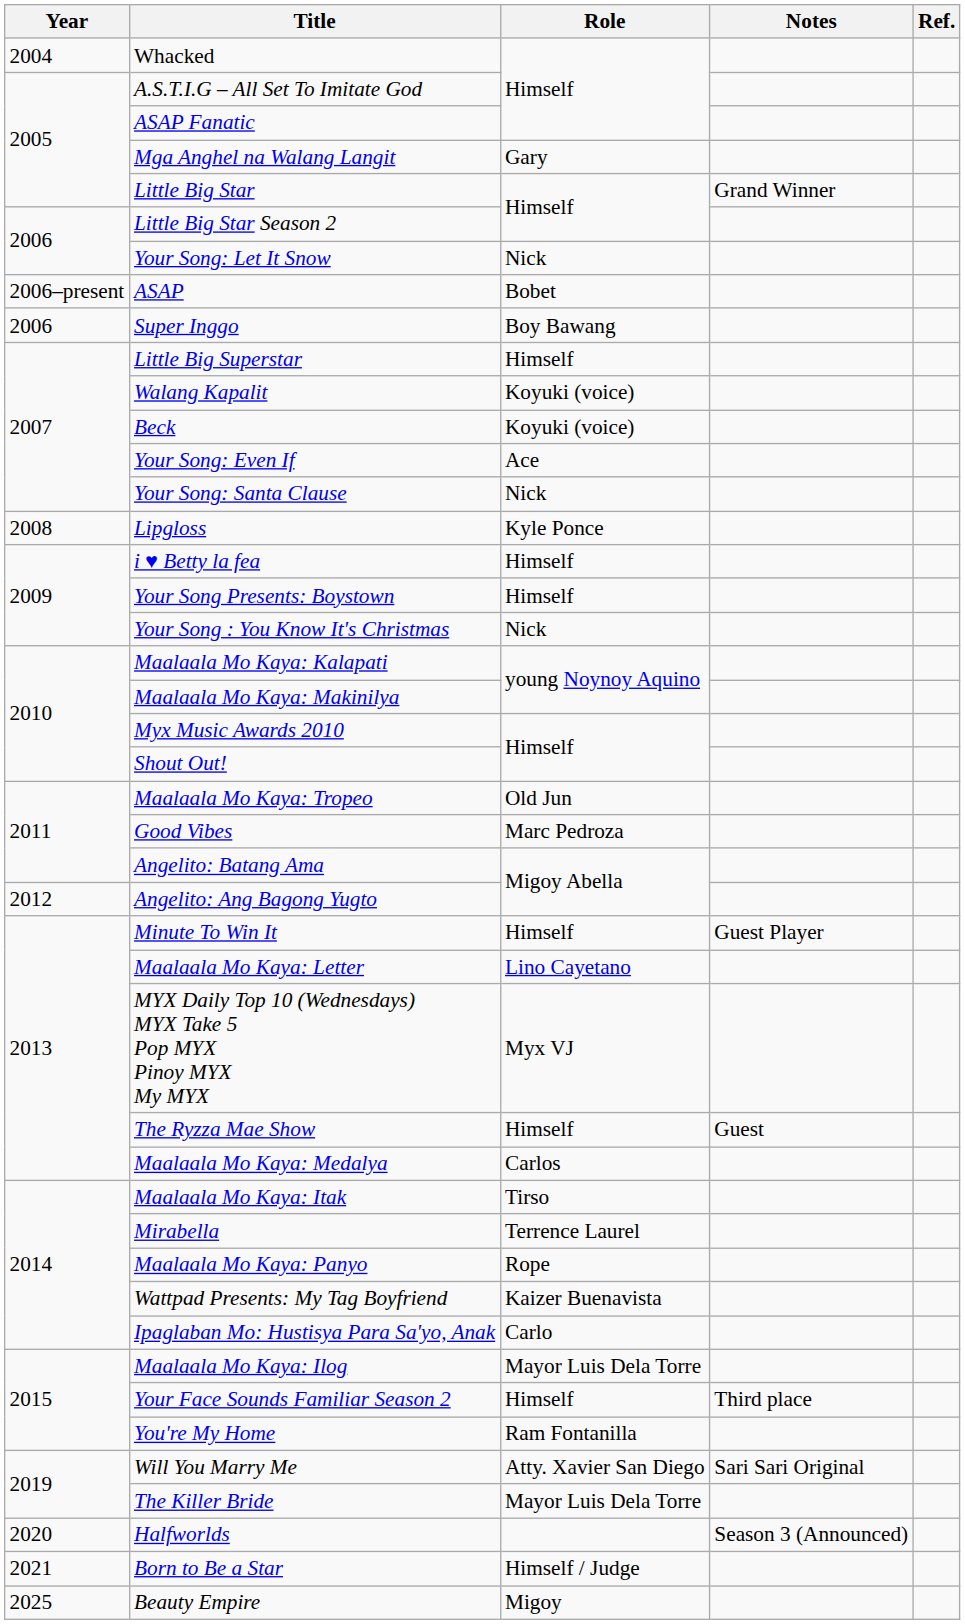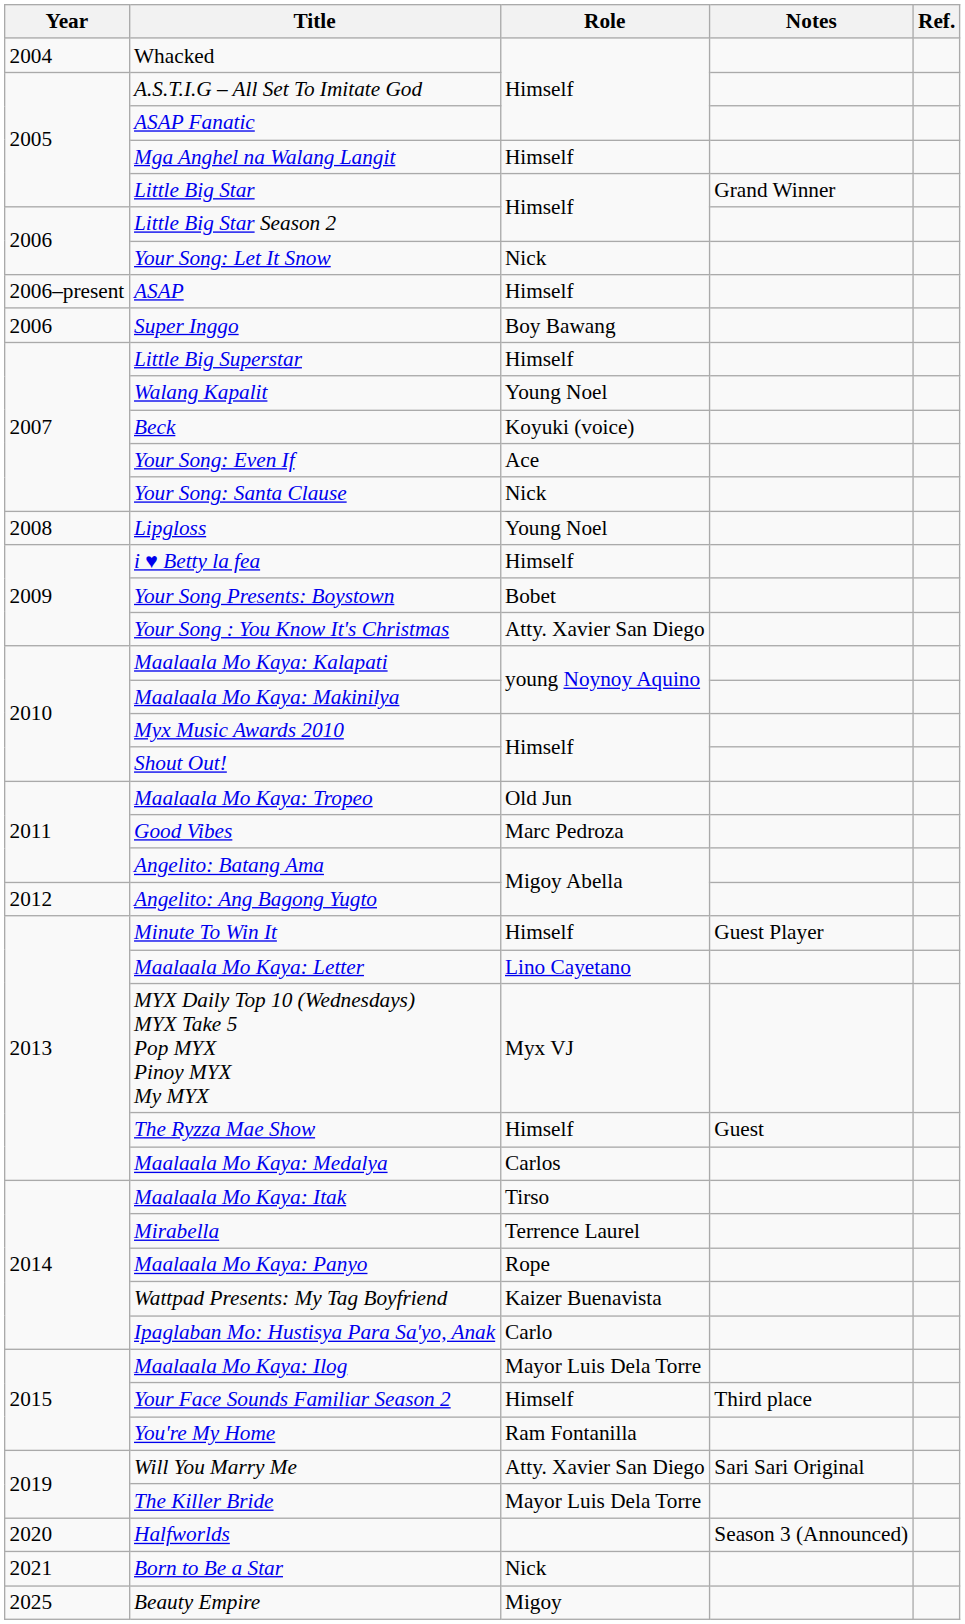(526, 156) Gary -> (539, 156) Himself
(530, 291) Bobet -> (539, 291) Himself
(570, 392) Koyuki (voice) -> (556, 392) Young Noel
(554, 527) Kyle Ponce -> (556, 527) Young Noel
(539, 595) Himself -> (530, 595) Bobet
(526, 628) Nick -> (605, 628) Atty. Xavier San Diego
(572, 1568) Himself / Judge -> (526, 1568) Nick
